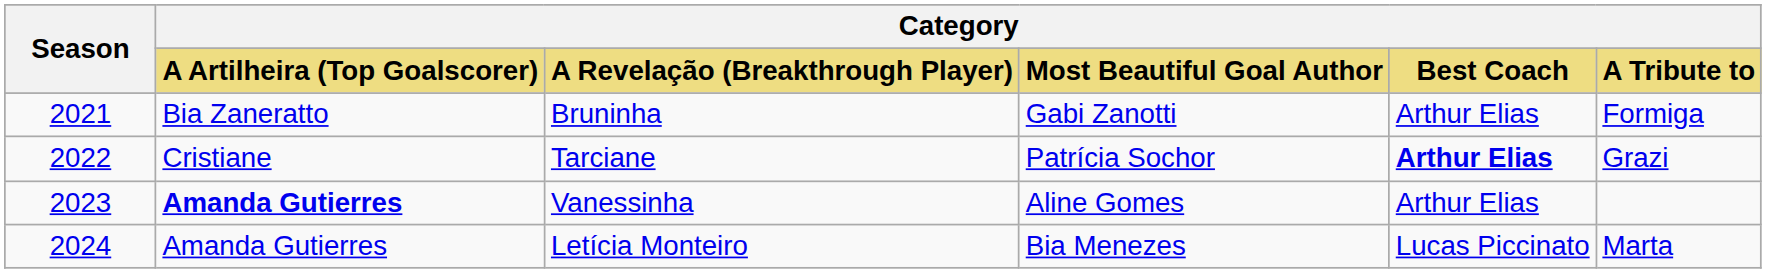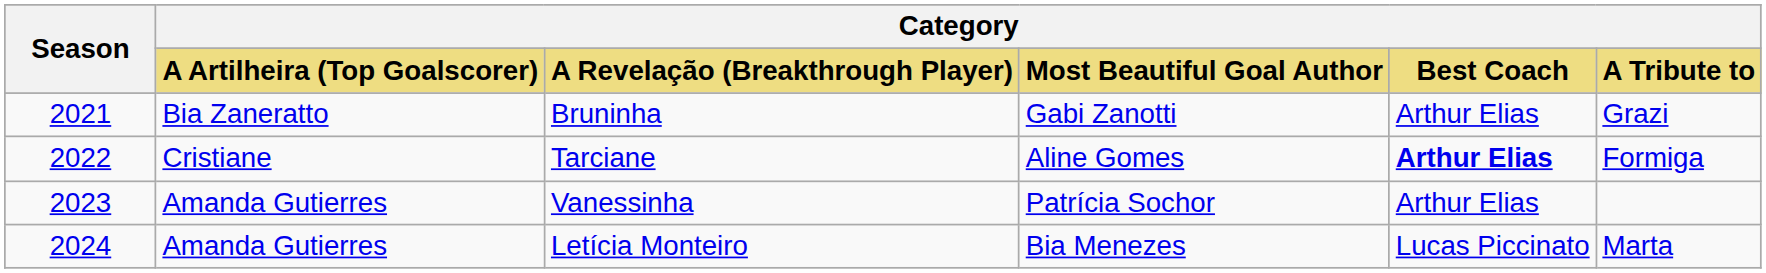(1653, 114) Formiga -> (1635, 114) Grazi
(1120, 158) Patrícia Sochor -> (1105, 158) Aline Gomes
(1635, 158) Grazi -> (1653, 158) Formiga
(282, 202) bold -> (275, 202) normal
(1105, 202) Aline Gomes -> (1120, 202) Patrícia Sochor
